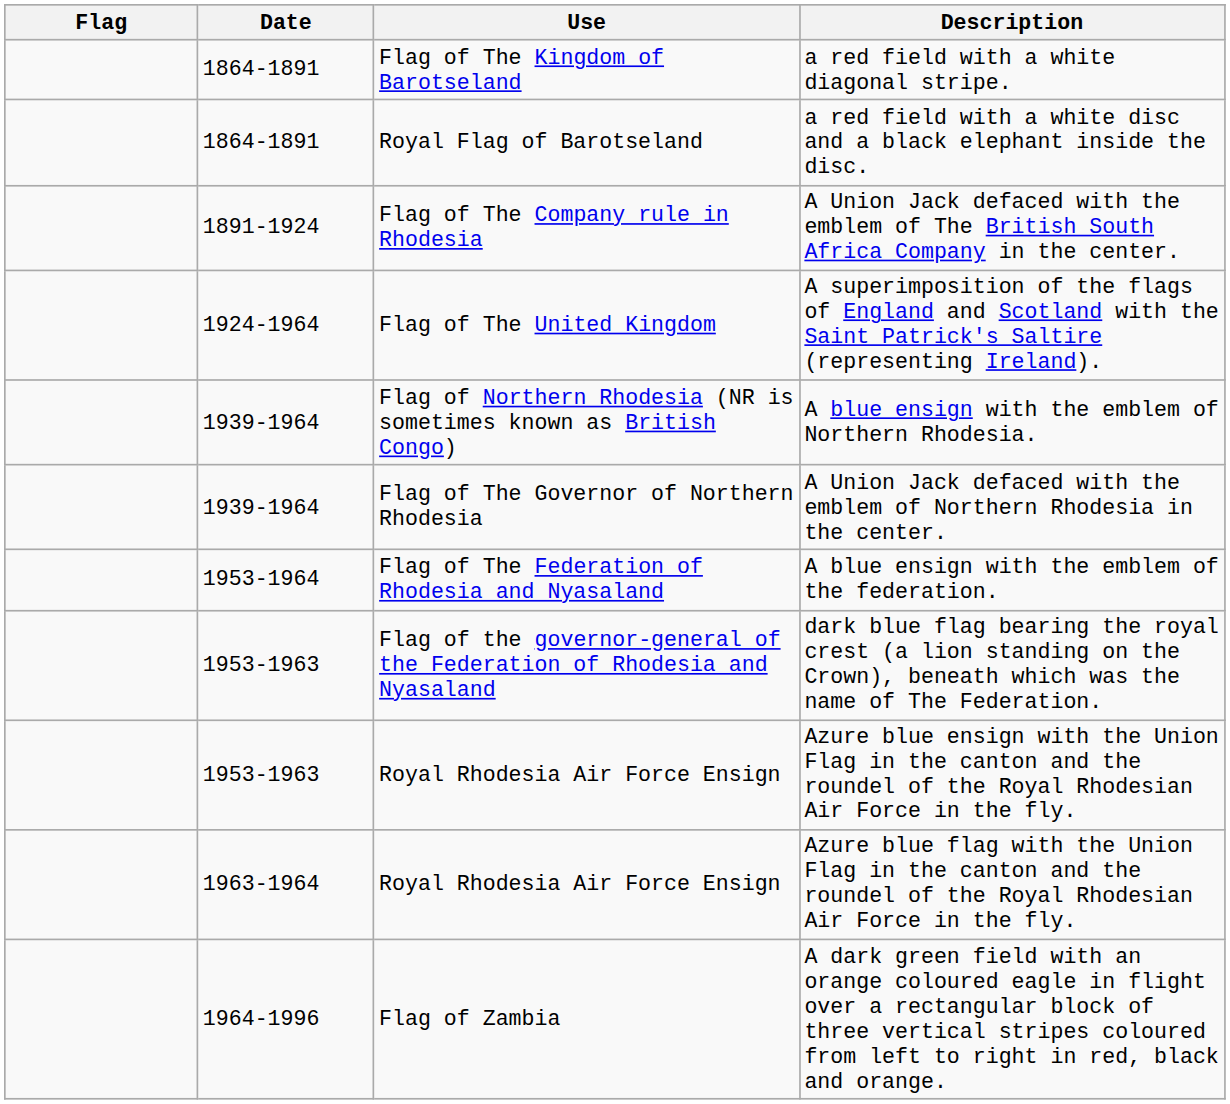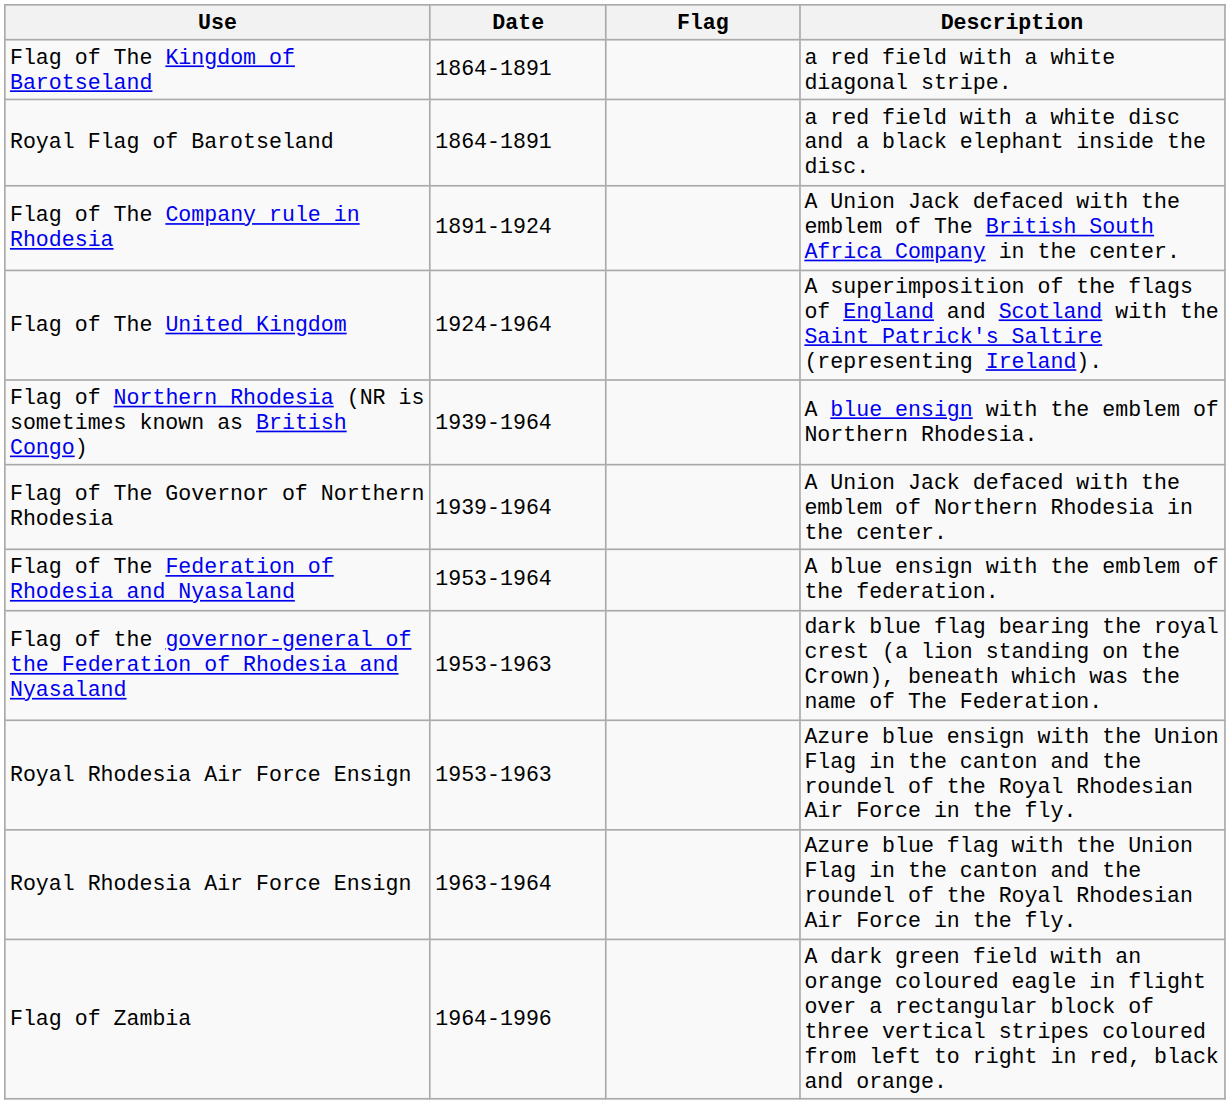columns swapped: (101, 22) <-> (587, 22)
